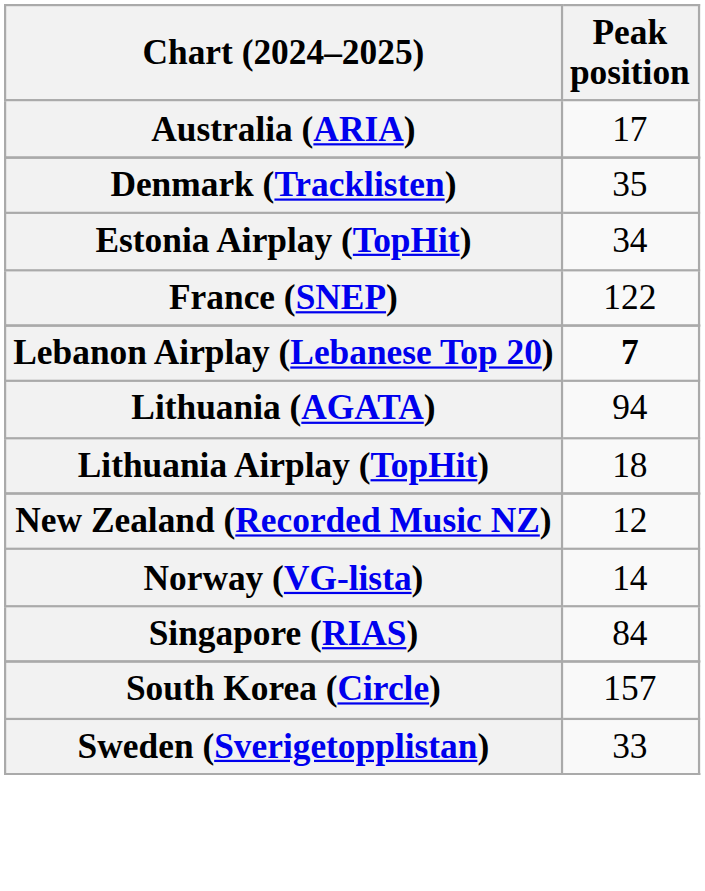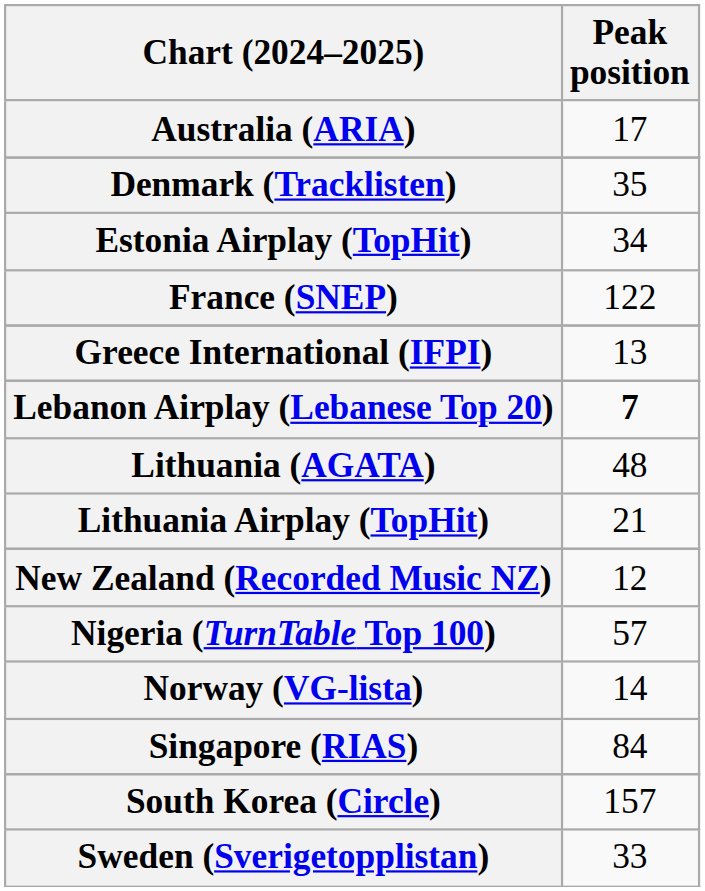+ row: (283, 352)
(630, 408) 94 -> (630, 464) 48
(630, 464) 18 -> (630, 520) 21
+ row: (283, 633)
